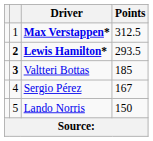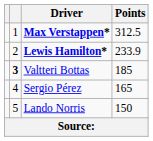(15, 51) bold -> (15, 51) normal
(128, 51) 293.5 -> (128, 51) 233.9
(124, 88) 167 -> (124, 88) 165
